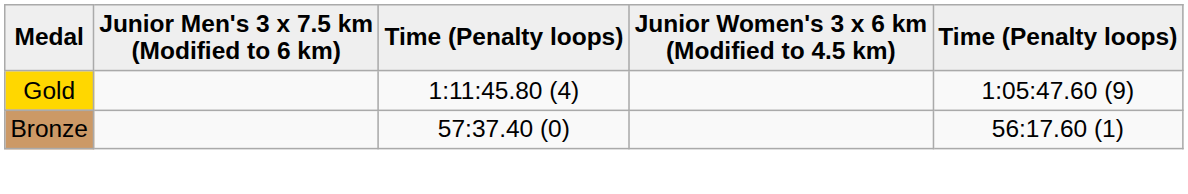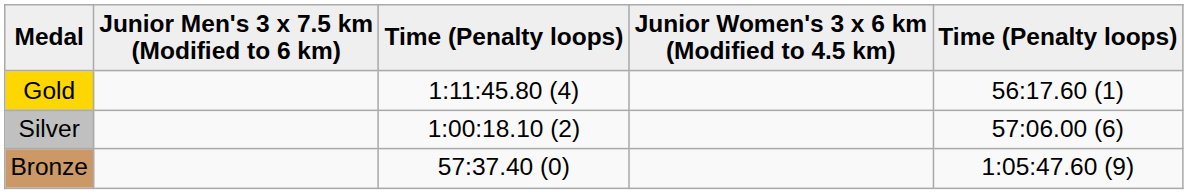(1058, 90) 1:05:47.60 (9) -> (1058, 90) 56:17.60 (1)
+ row: (49, 129)
(1058, 129) 56:17.60 (1) -> (1058, 167) 1:05:47.60 (9)
